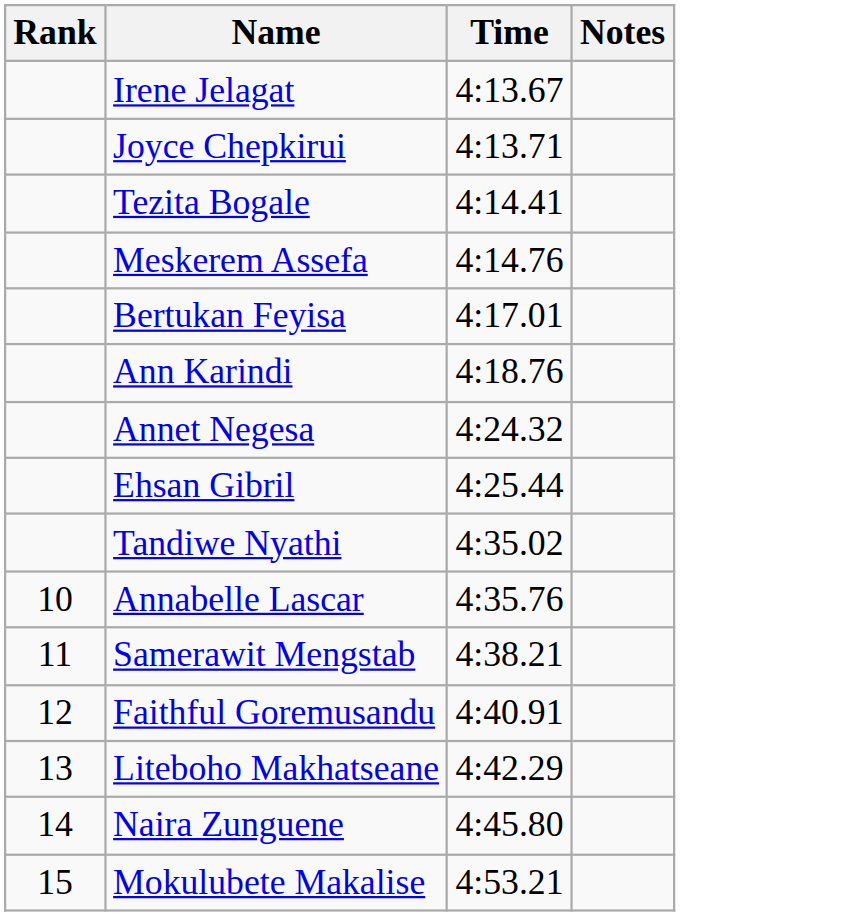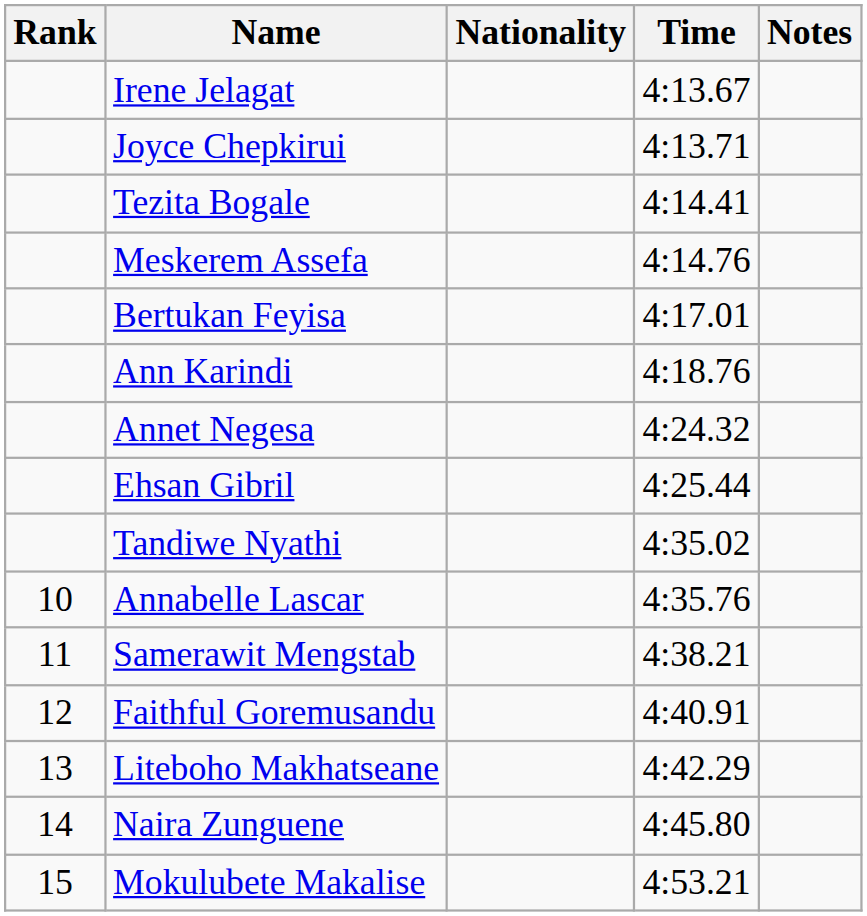+ column: (541, 32)
